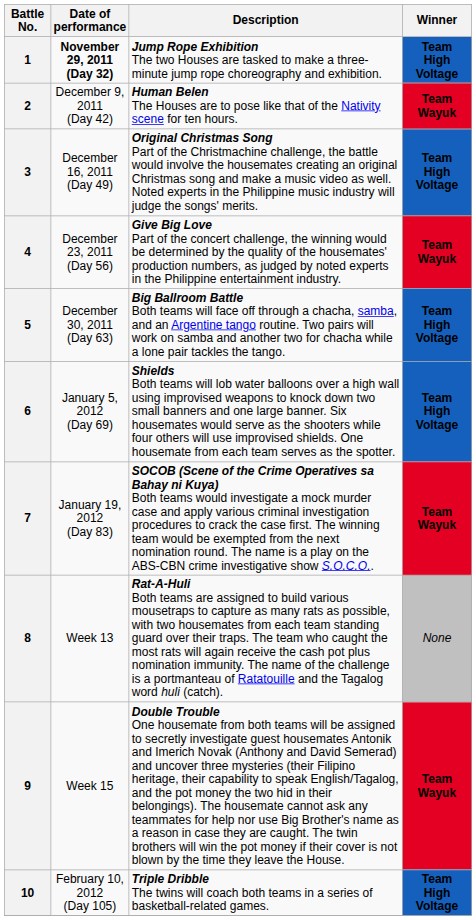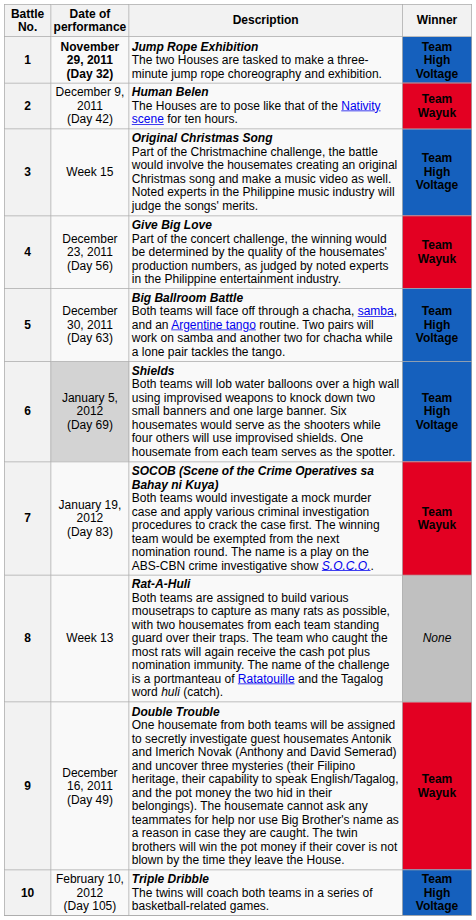(90, 172) December 16, 2011 (Day 49) -> (90, 172) Week 15
(90, 411) no background -> (90, 411) lightgrey background
(90, 786) Week 15 -> (90, 786) December 16, 2011 (Day 49)
